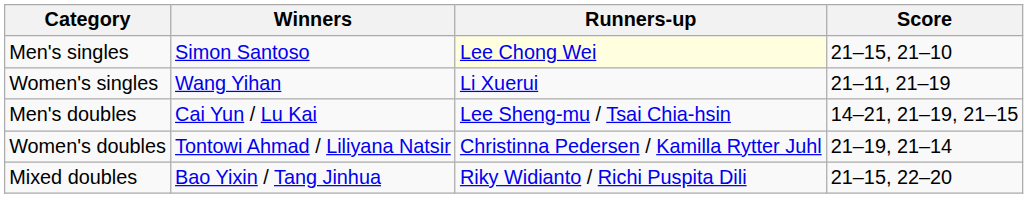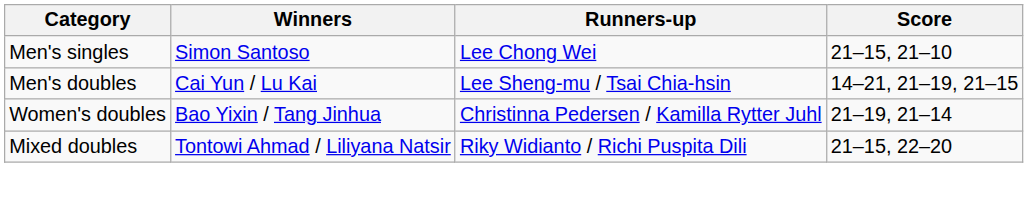(528, 51) lightyellow background -> (528, 51) no background
- row: (84, 83)
(313, 146) Tontowi Ahmad / Liliyana Natsir -> (278, 114) Bao Yixin / Tang Jinhua
(278, 177) Bao Yixin / Tang Jinhua -> (313, 146) Tontowi Ahmad / Liliyana Natsir
